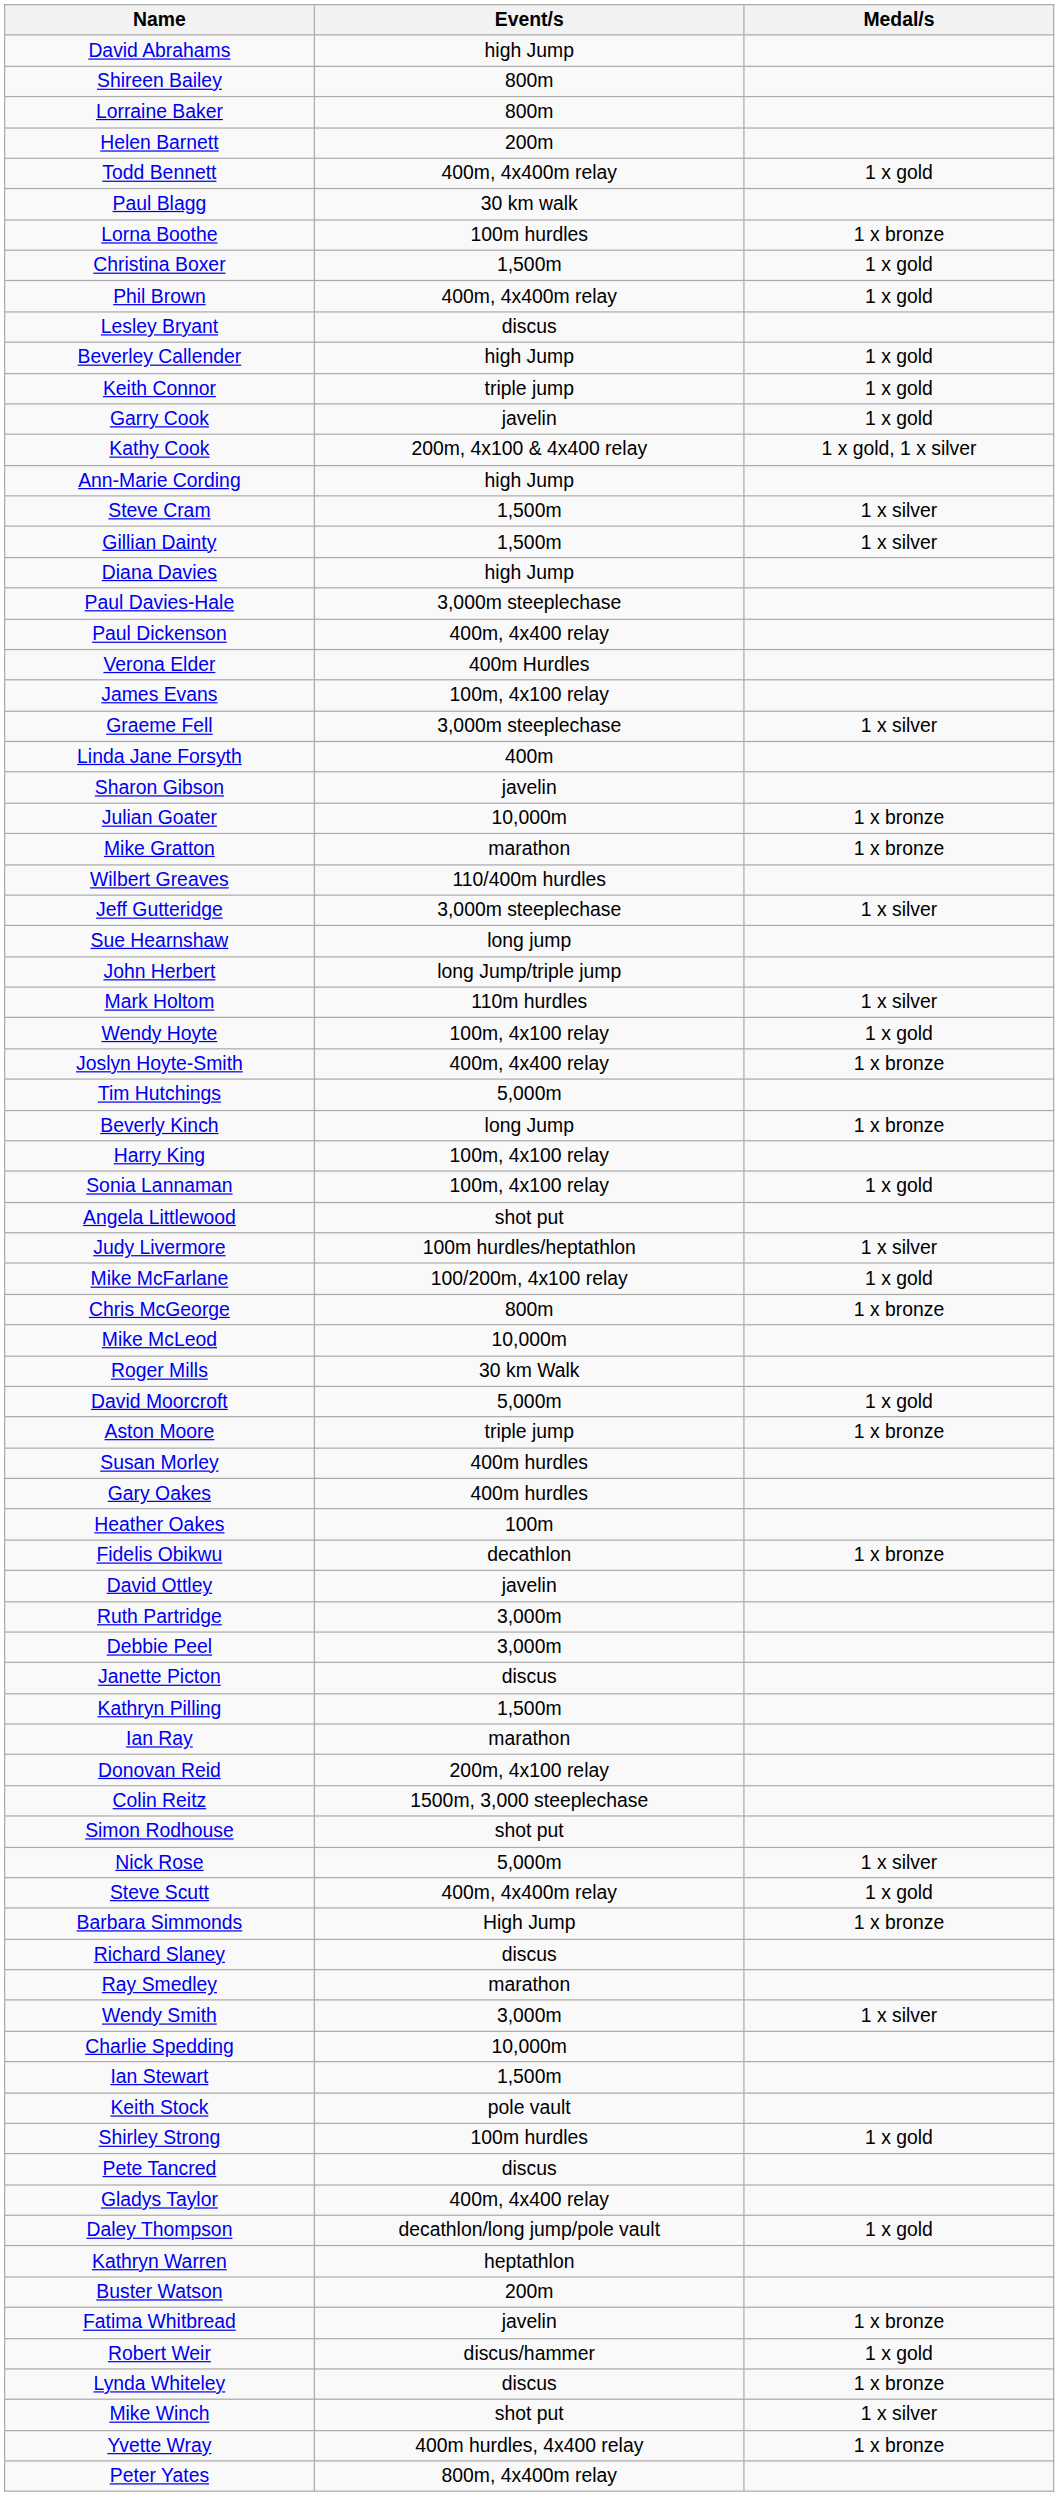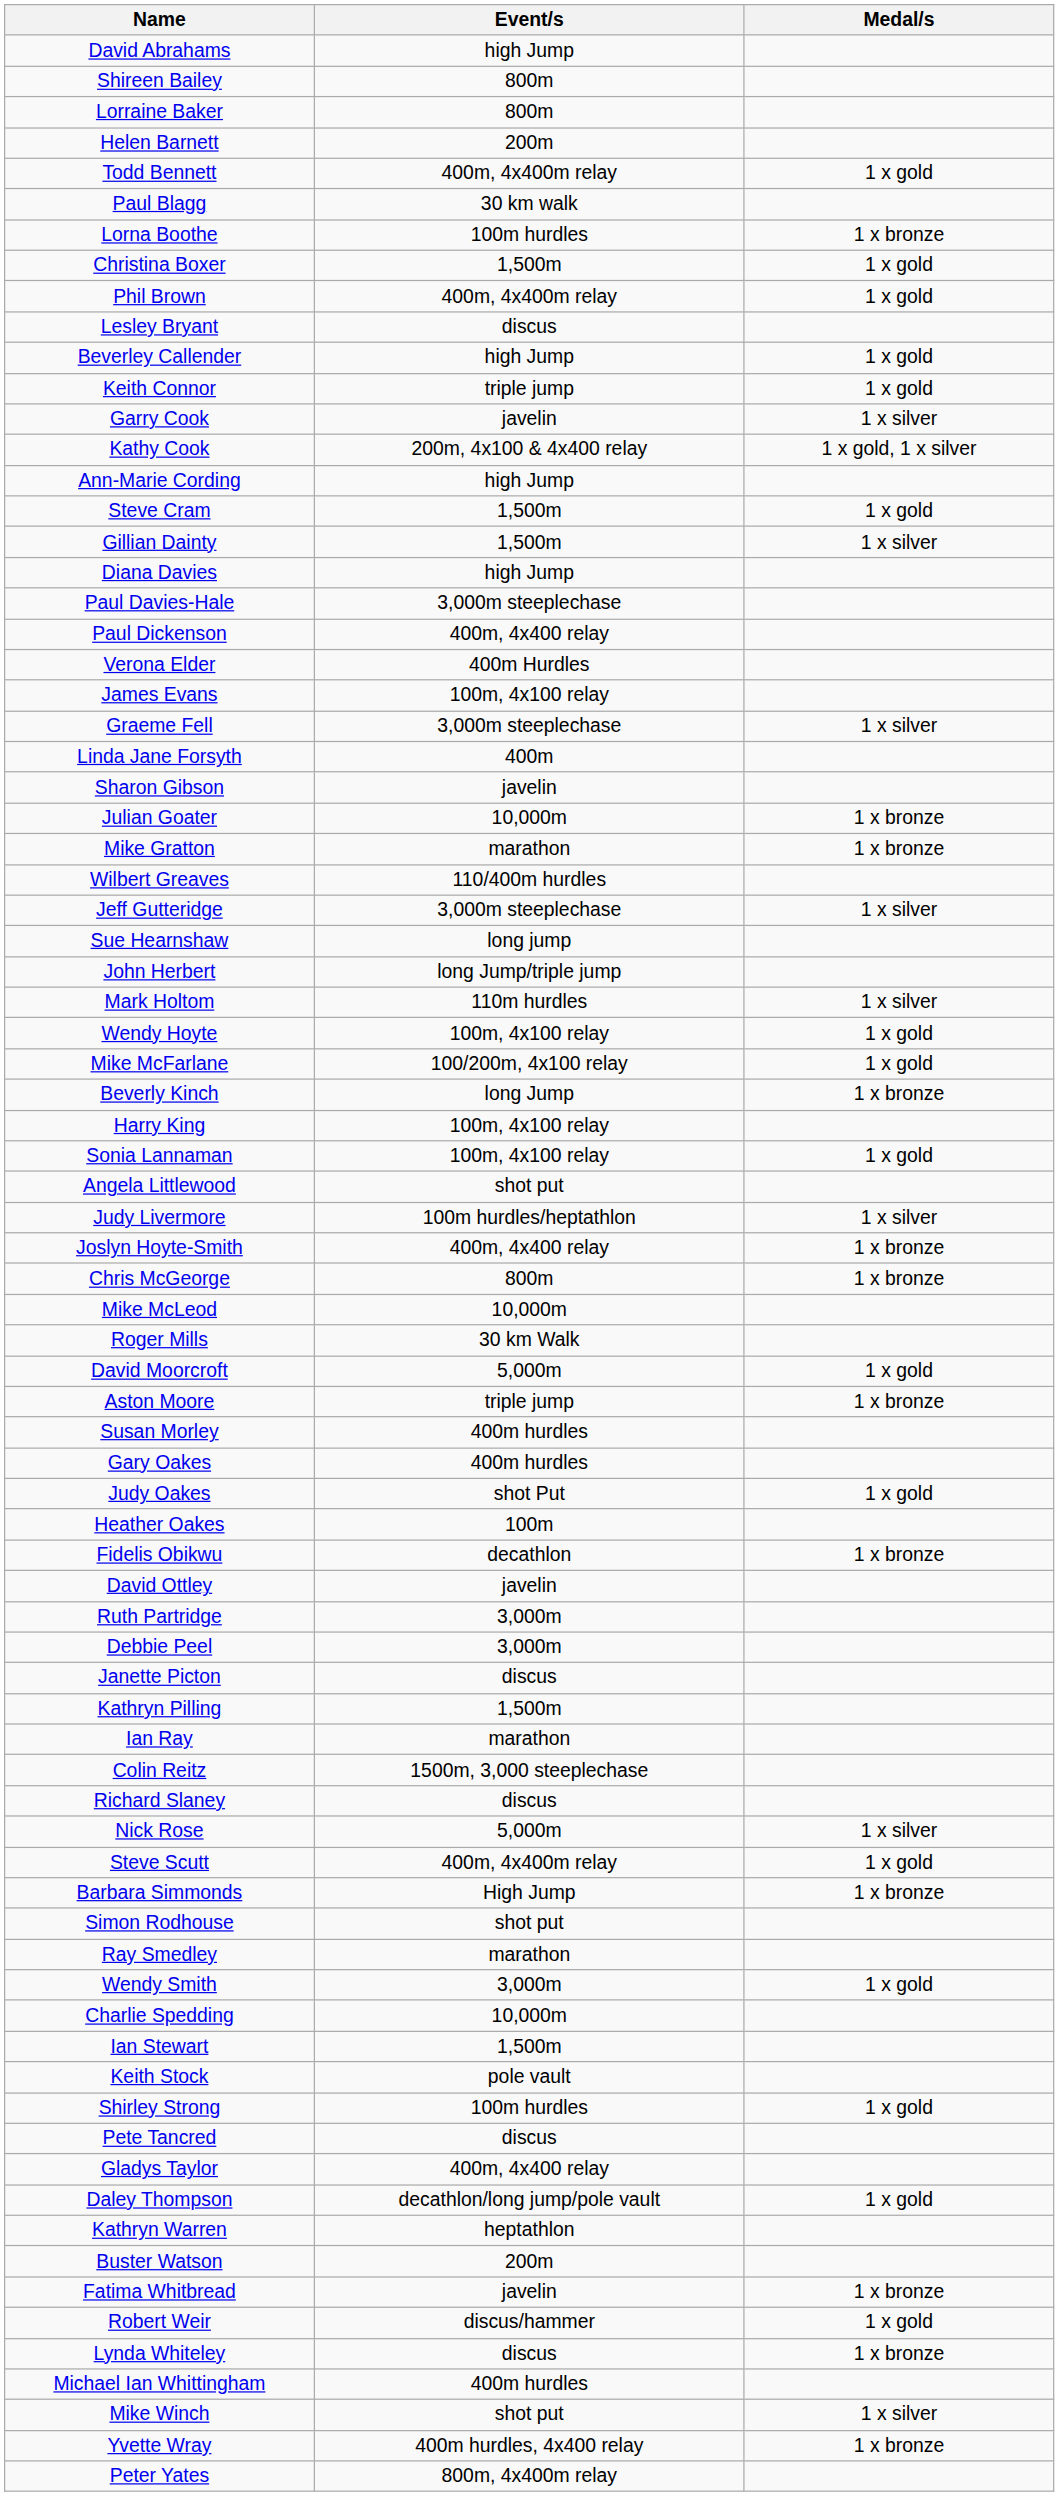(899, 419) 1 x gold -> (899, 419) 1 x silver
(899, 511) 1 x silver -> (899, 511) 1 x gold
rows swapped: (159, 1063) <-> (159, 1278)
- row: (159, 1094)
+ row: (159, 1493)
- row: (159, 1769)
rows swapped: (159, 1831) <-> (159, 1954)
(899, 2015) 1 x silver -> (899, 1984) 1 x gold
+ row: (159, 2384)
